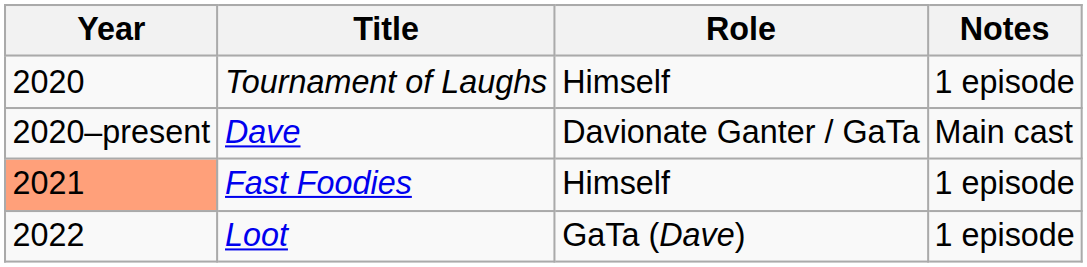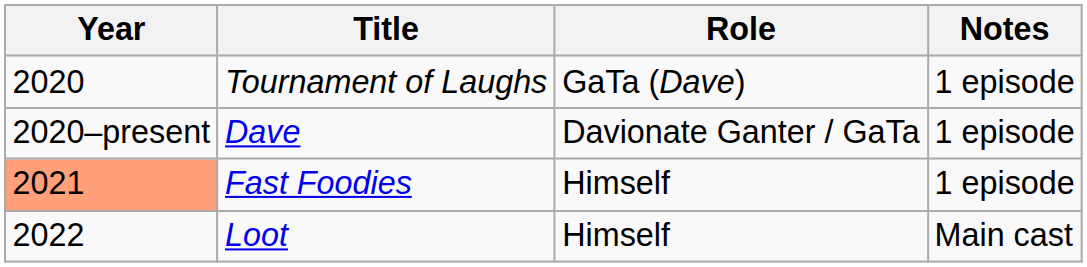(616, 81) Himself -> (654, 81) GaTa (Dave)
(1004, 132) Main cast -> (1005, 132) 1 episode
(654, 235) GaTa (Dave) -> (616, 235) Himself
(1005, 235) 1 episode -> (1004, 235) Main cast
